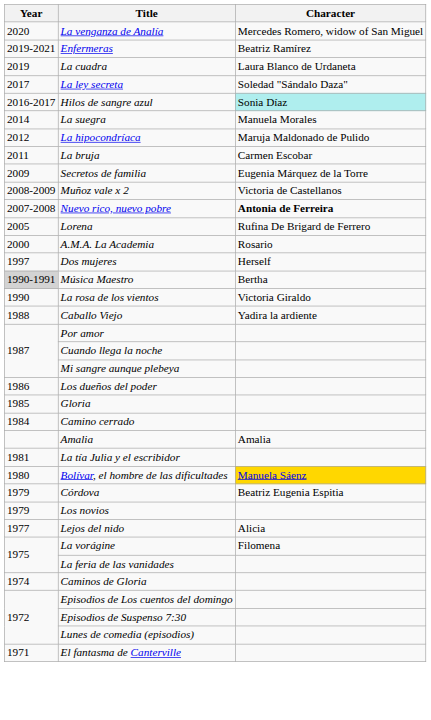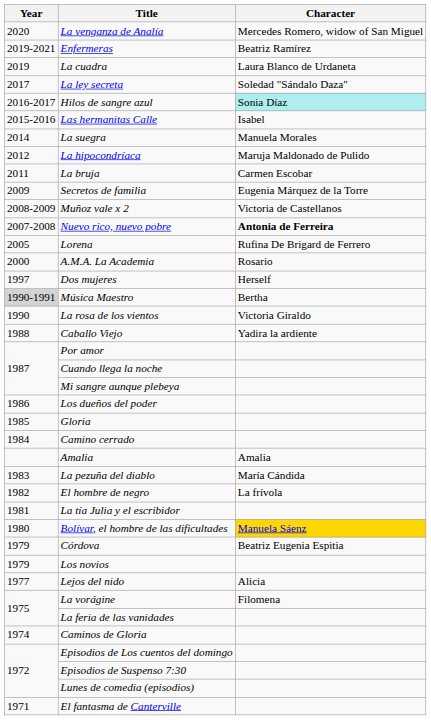+ row: (109, 119)
+ row: (108, 475)
+ row: (105, 492)
